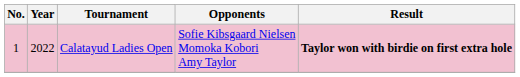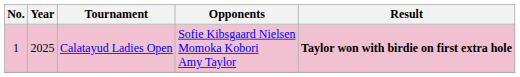(42, 48) 2022 -> (42, 48) 2025
